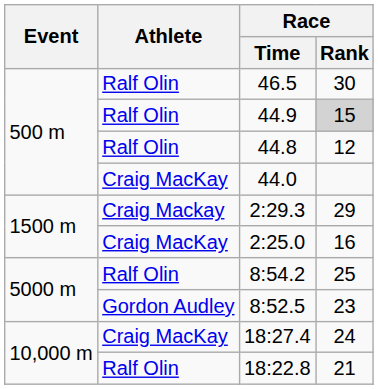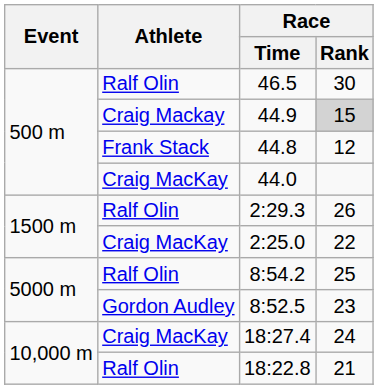(141, 116) Ralf Olin -> (163, 116) Craig Mackay
(141, 147) Ralf Olin -> (156, 147) Frank Stack
(163, 211) Craig Mackay -> (141, 211) Ralf Olin
(345, 211) 29 -> (345, 211) 26
(345, 242) 16 -> (345, 242) 22
